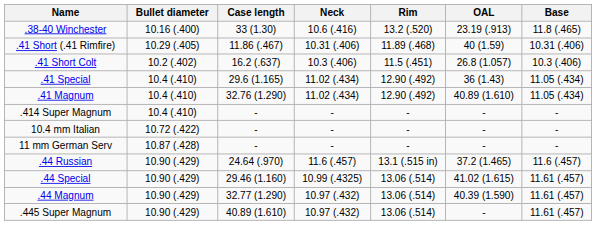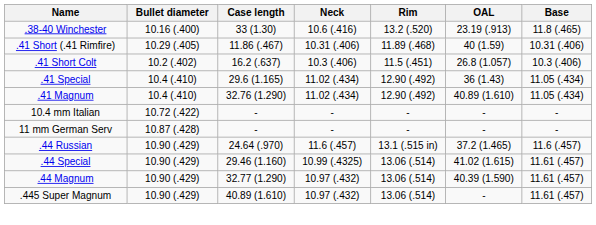- row: (66, 112)
